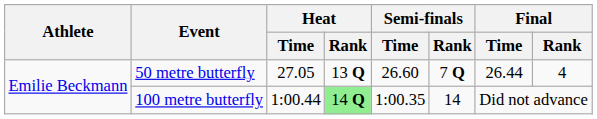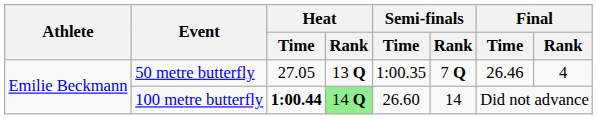(400, 73) 26.60 -> (401, 73) 1:00.35
(504, 73) 26.44 -> (505, 73) 26.46
(296, 100) normal -> (296, 100) bold
(400, 100) 1:00.35 -> (401, 100) 26.60
